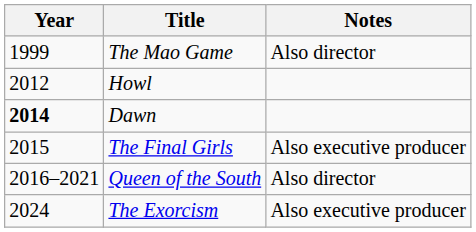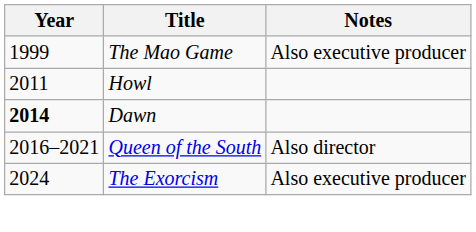(323, 52) Also director -> (368, 52) Also executive producer
(29, 83) 2012 -> (29, 83) 2011
- row: (171, 147)
